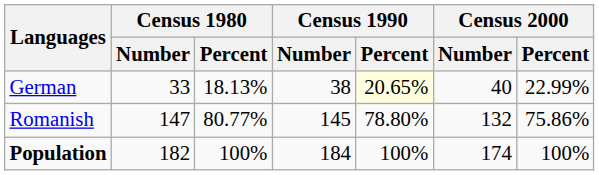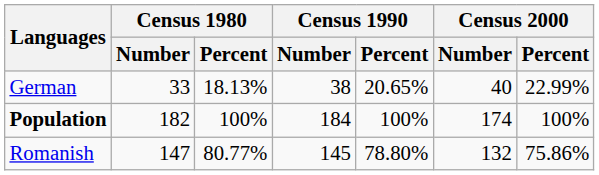(396, 86) lightyellow background -> (396, 86) no background
rows swapped: (52, 119) <-> (58, 152)
